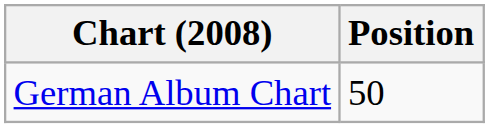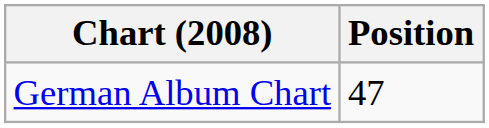(366, 91) 50 -> (366, 91) 47
